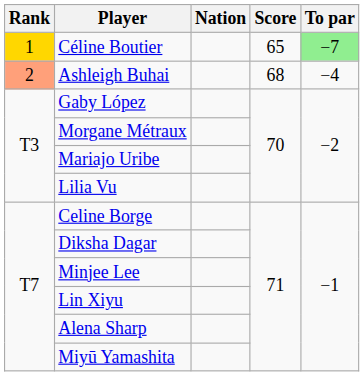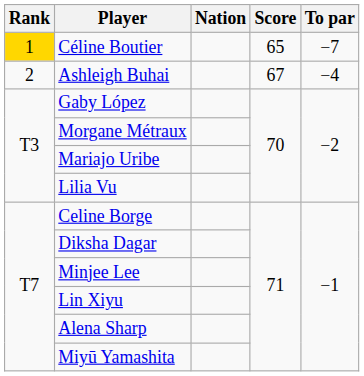(330, 46) lightgreen background -> (330, 46) no background
(29, 74) lightsalmon background -> (29, 74) no background
(275, 74) 68 -> (275, 74) 67
